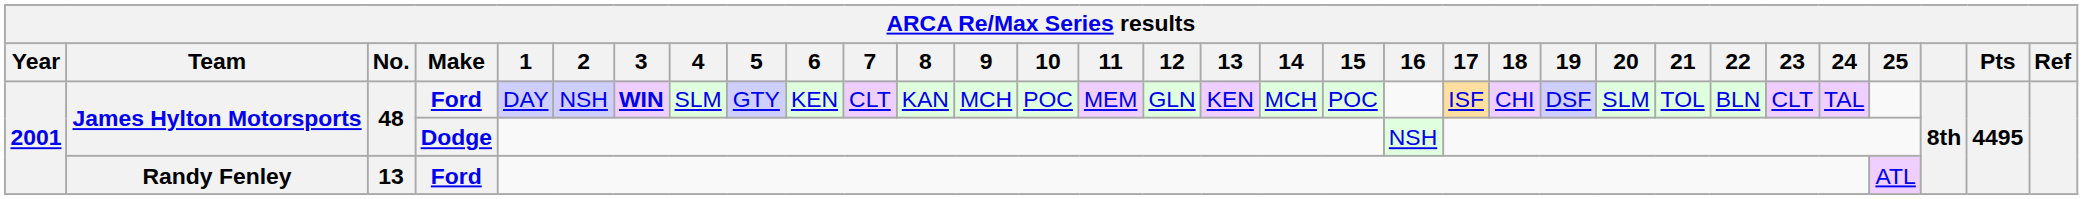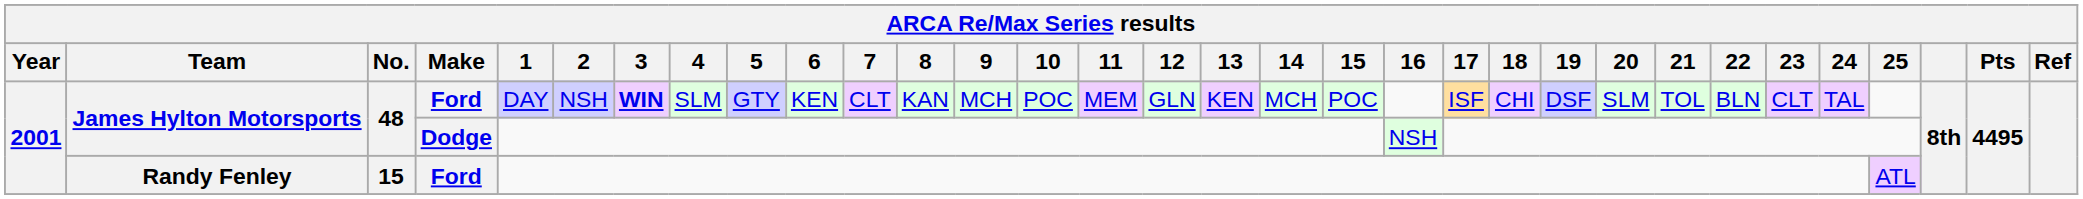(391, 175) 13 -> (391, 175) 15
